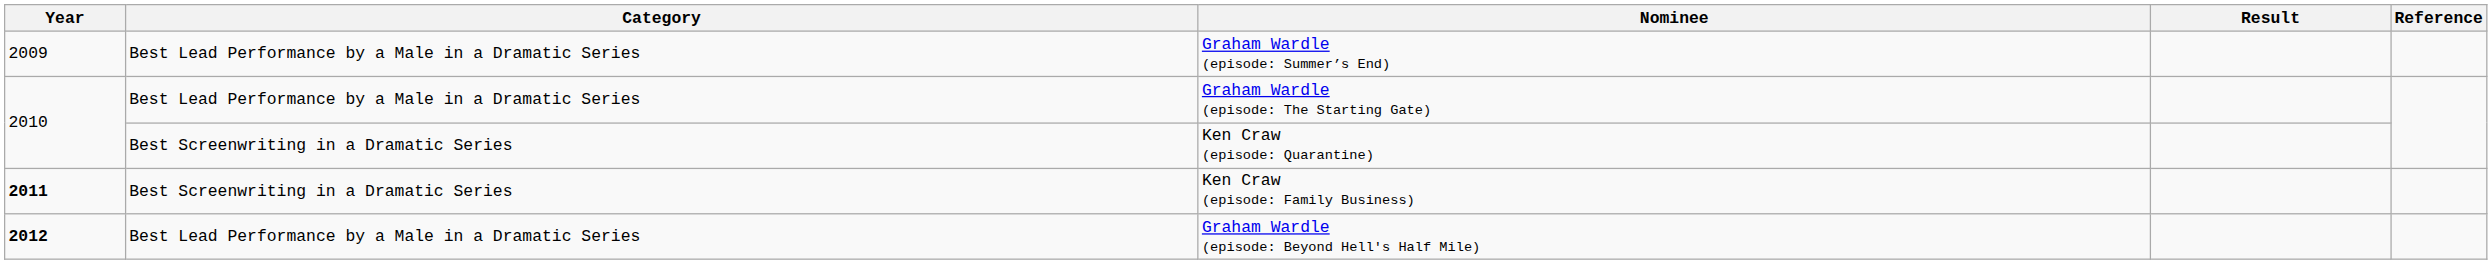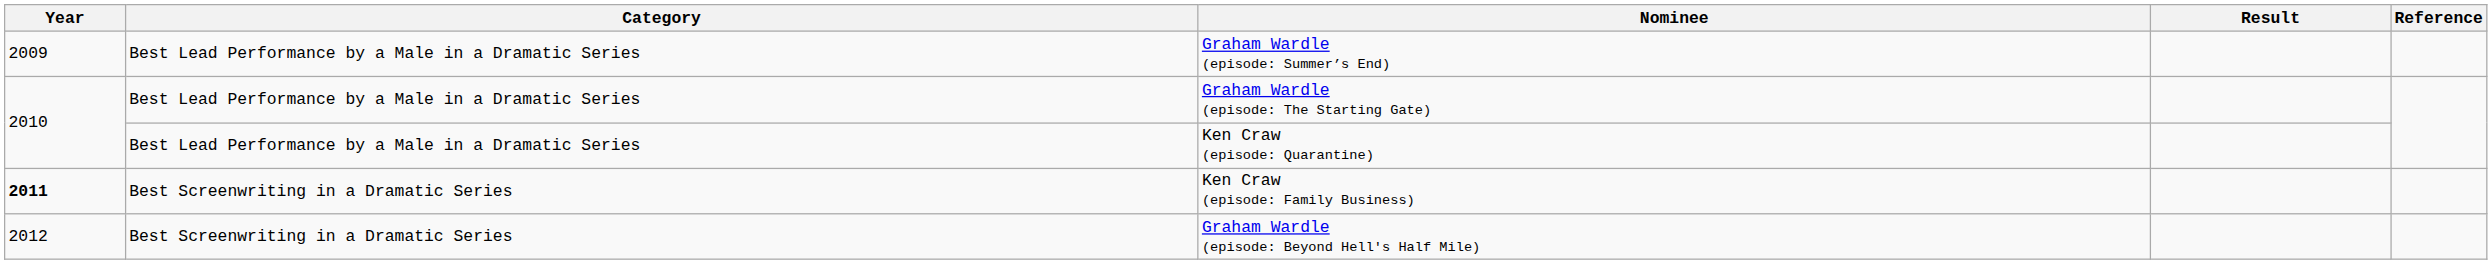(321, 145) Best Screenwriting in a Dramatic Series -> (385, 145) Best Lead Performance by a Male in a Dramatic Series
(28, 237) bold -> (28, 237) normal
(385, 237) Best Lead Performance by a Male in a Dramatic Series -> (321, 237) Best Screenwriting in a Dramatic Series
